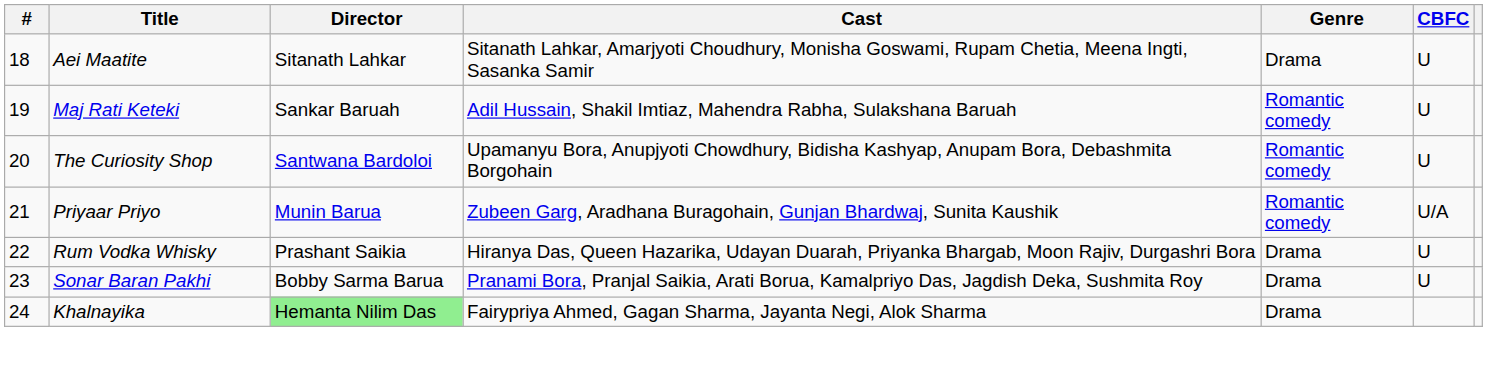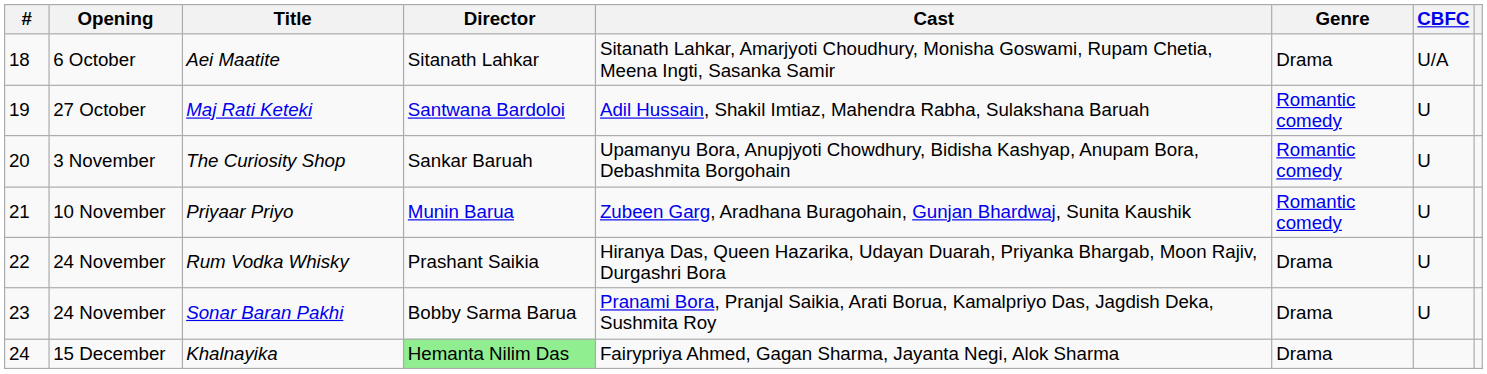+ column: (115, 19)
(1424, 59) U -> (1433, 59) U/A
(337, 110) Sankar Baruah -> (486, 110) Santwana Bardoloi
(353, 161) Santwana Bardoloi -> (470, 161) Sankar Baruah
(1433, 211) U/A -> (1424, 211) U
